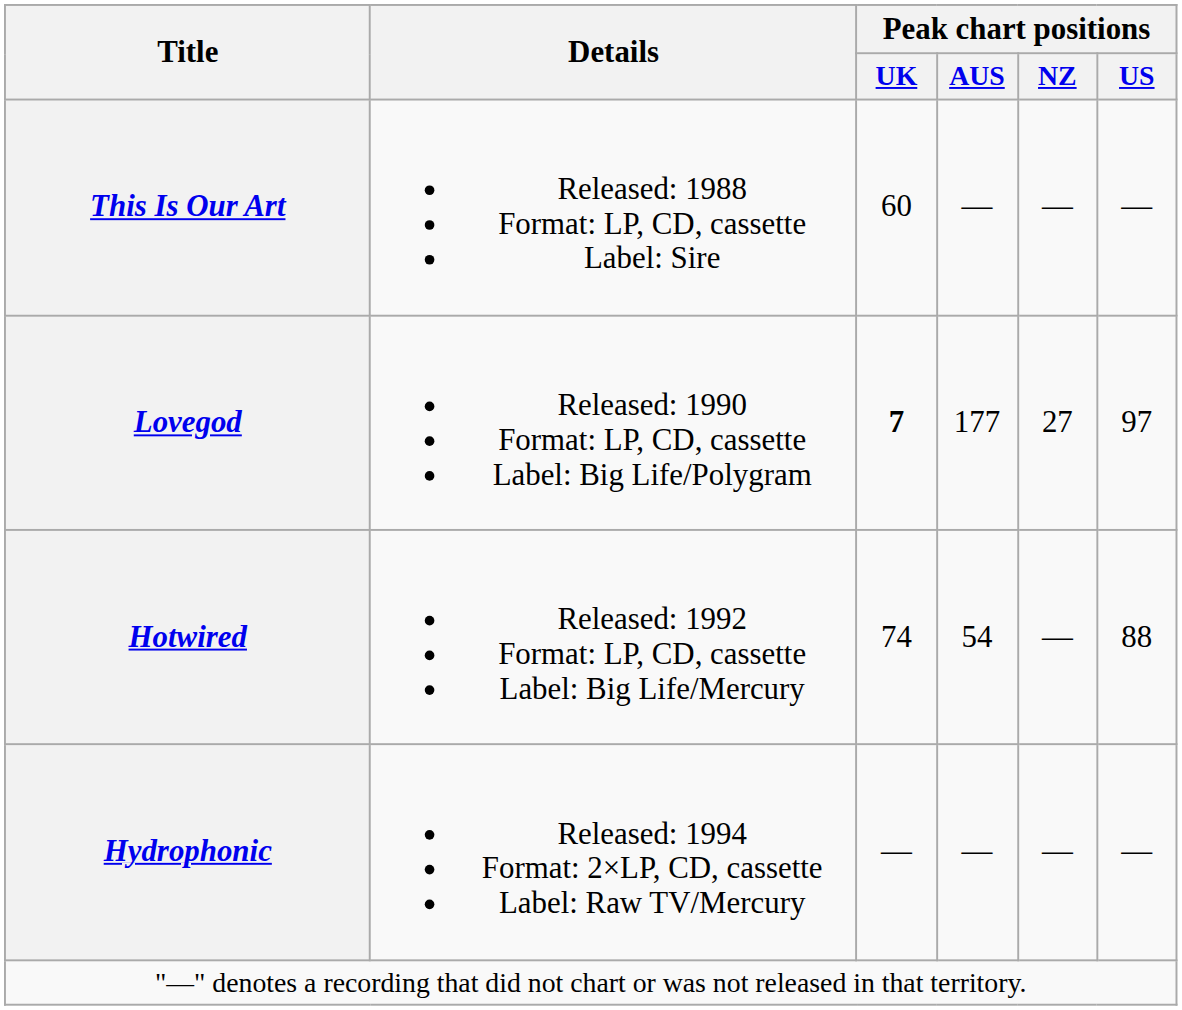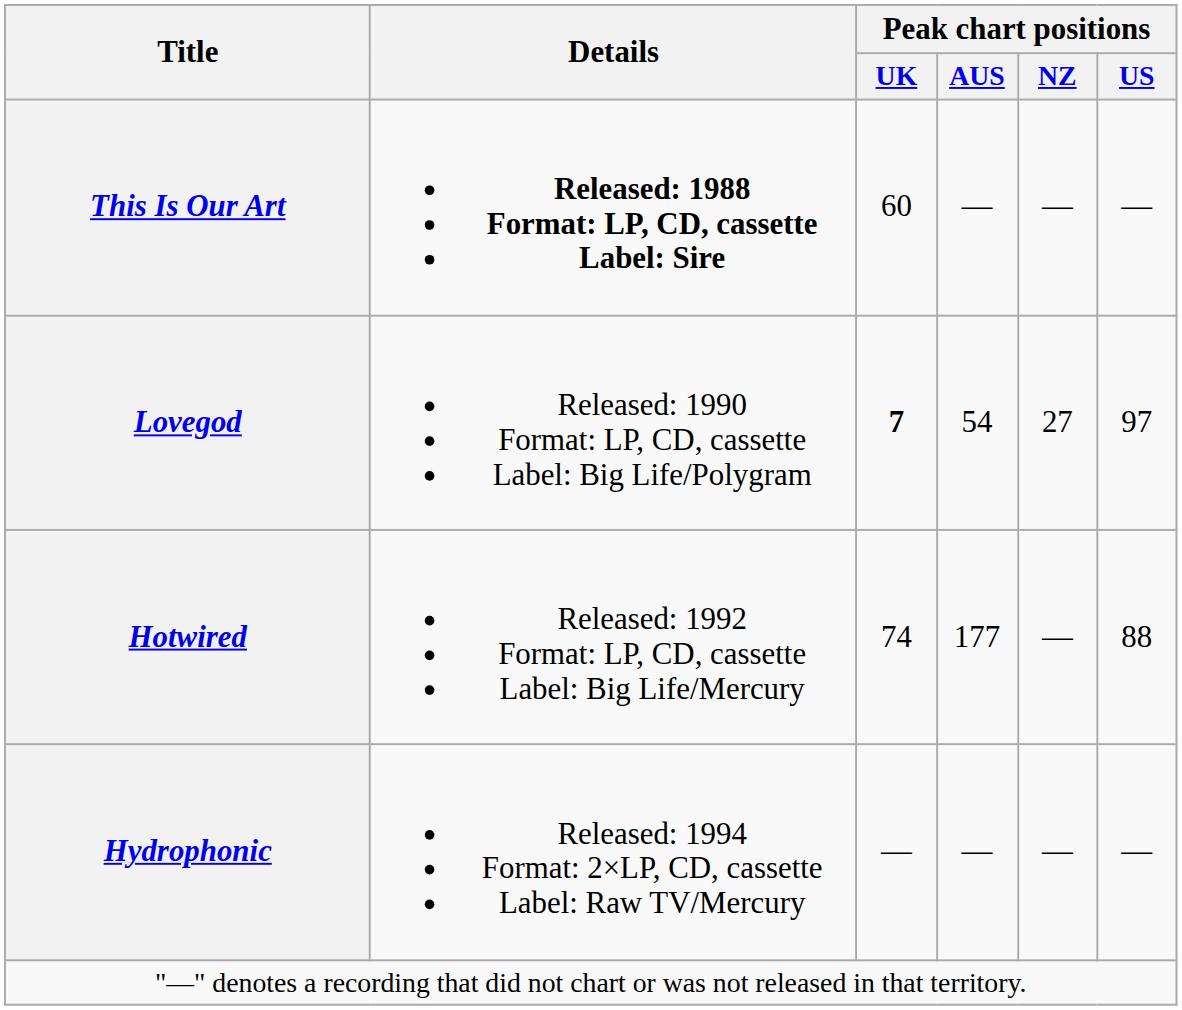(614, 225) normal -> (614, 225) bold
(977, 421) 177 -> (977, 421) 54
(977, 636) 54 -> (977, 636) 177
